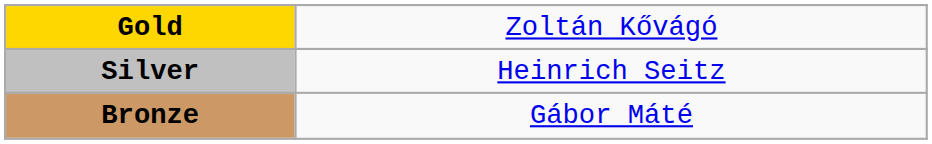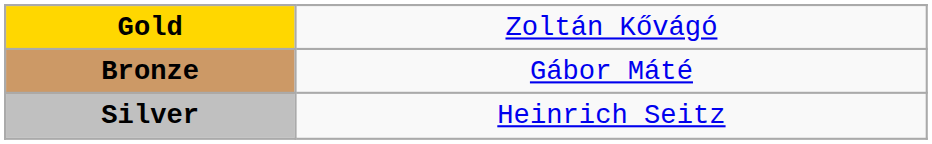rows swapped: (150, 71) <-> (150, 116)
